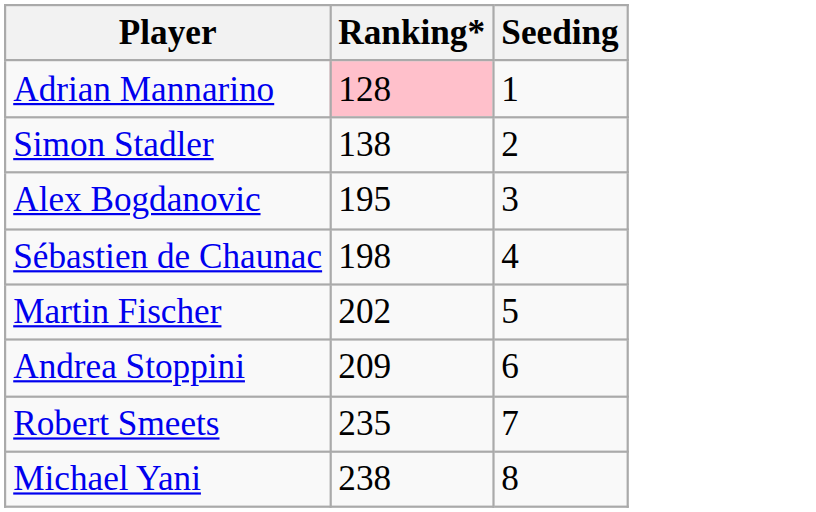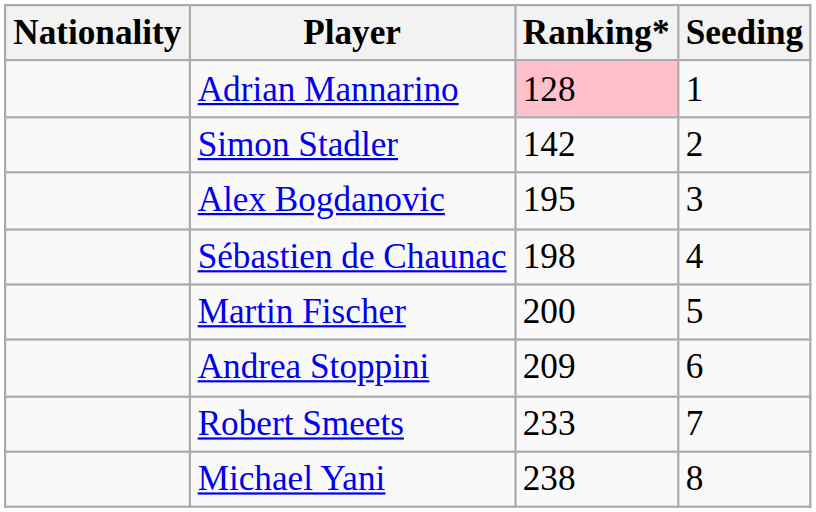+ column: (97, 32)
(365, 144) 138 -> (549, 144) 142
(365, 311) 202 -> (549, 311) 200
(365, 423) 235 -> (549, 423) 233
